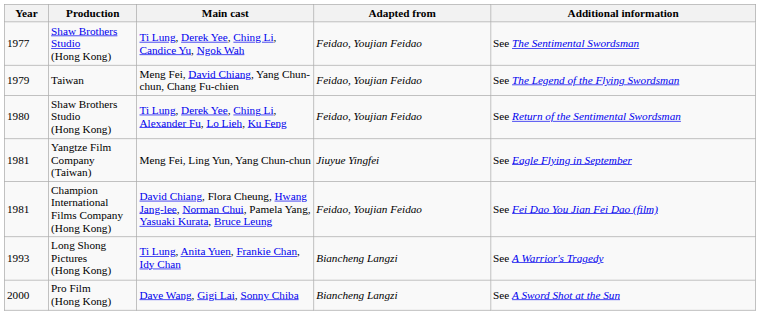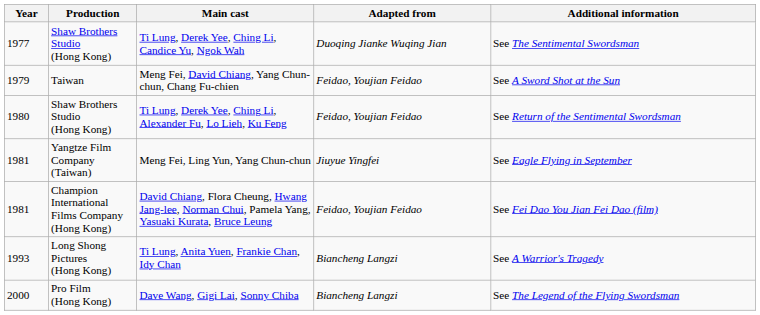(369, 43) Feidao, Youjian Feidao -> (381, 43) Duoqing Jianke Wuqing Jian
(586, 80) See The Legend of the Flying Swordsman -> (557, 80) See A Sword Shot at the Sun
(557, 295) See A Sword Shot at the Sun -> (586, 295) See The Legend of the Flying Swordsman
